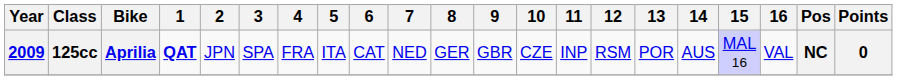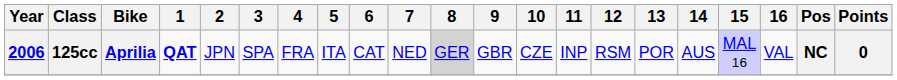(26, 52) 2009 -> (26, 52) 2006
(452, 52) no background -> (452, 52) lightgrey background
